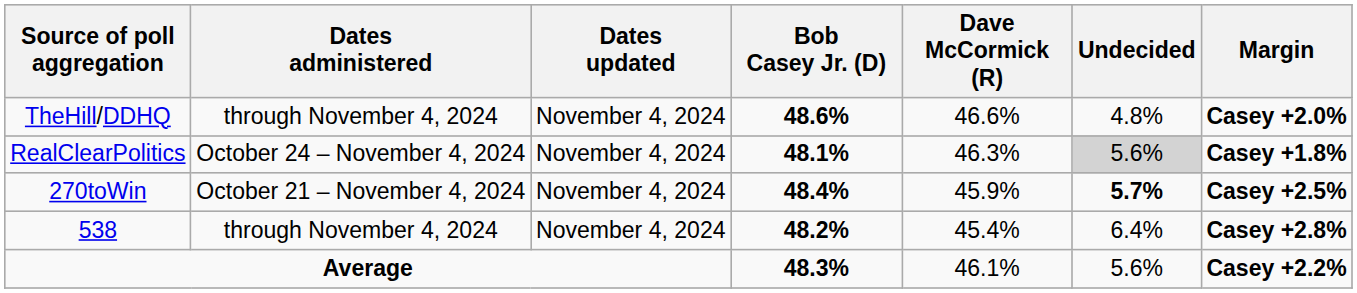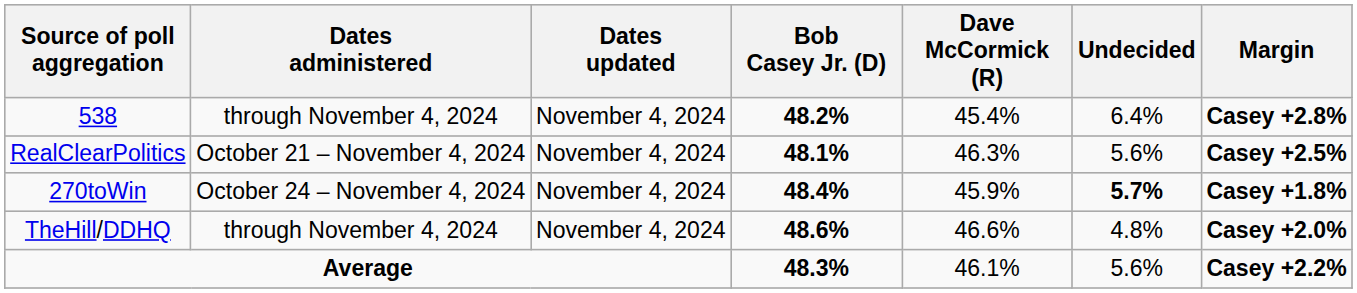rows swapped: (98, 230) <-> (98, 116)
(361, 154) October 24 – November 4, 2024 -> (361, 154) October 21 – November 4, 2024
(1137, 154) lightgrey background -> (1137, 154) no background
(1277, 154) Casey +1.8% -> (1277, 154) Casey +2.5%
(361, 192) October 21 – November 4, 2024 -> (361, 192) October 24 – November 4, 2024
(1277, 192) Casey +2.5% -> (1277, 192) Casey +1.8%
